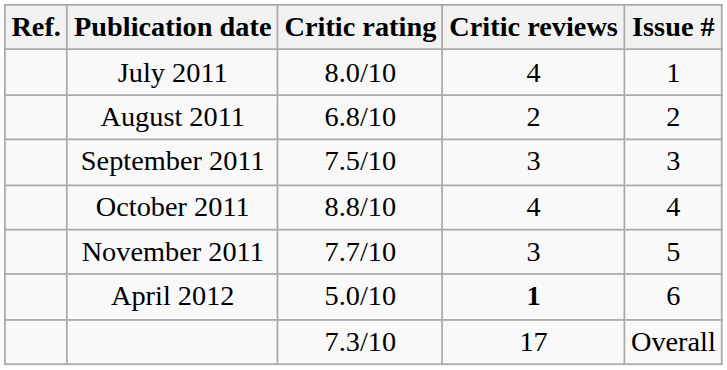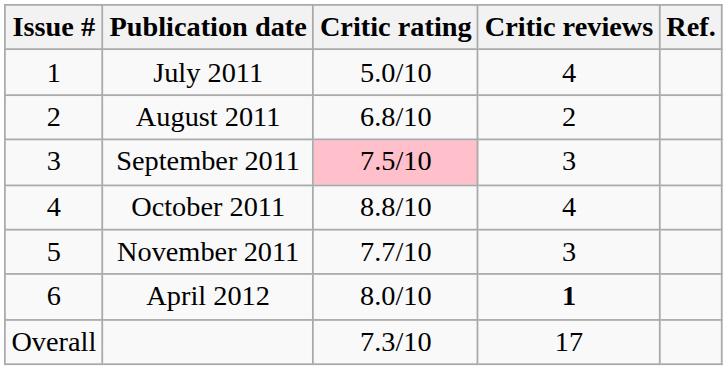columns swapped: (673, 26) <-> (36, 26)
(360, 71) 8.0/10 -> (396, 71) 5.0/10
(360, 161) no background -> (396, 161) pink background
(360, 296) 5.0/10 -> (396, 296) 8.0/10
